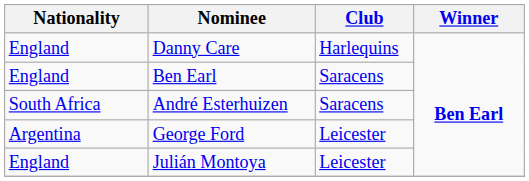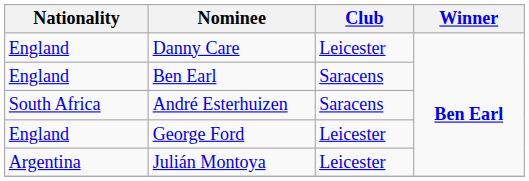(359, 47) Harlequins -> (352, 47) Leicester
(45, 133) Argentina -> (39, 133) England
(39, 162) England -> (45, 162) Argentina
